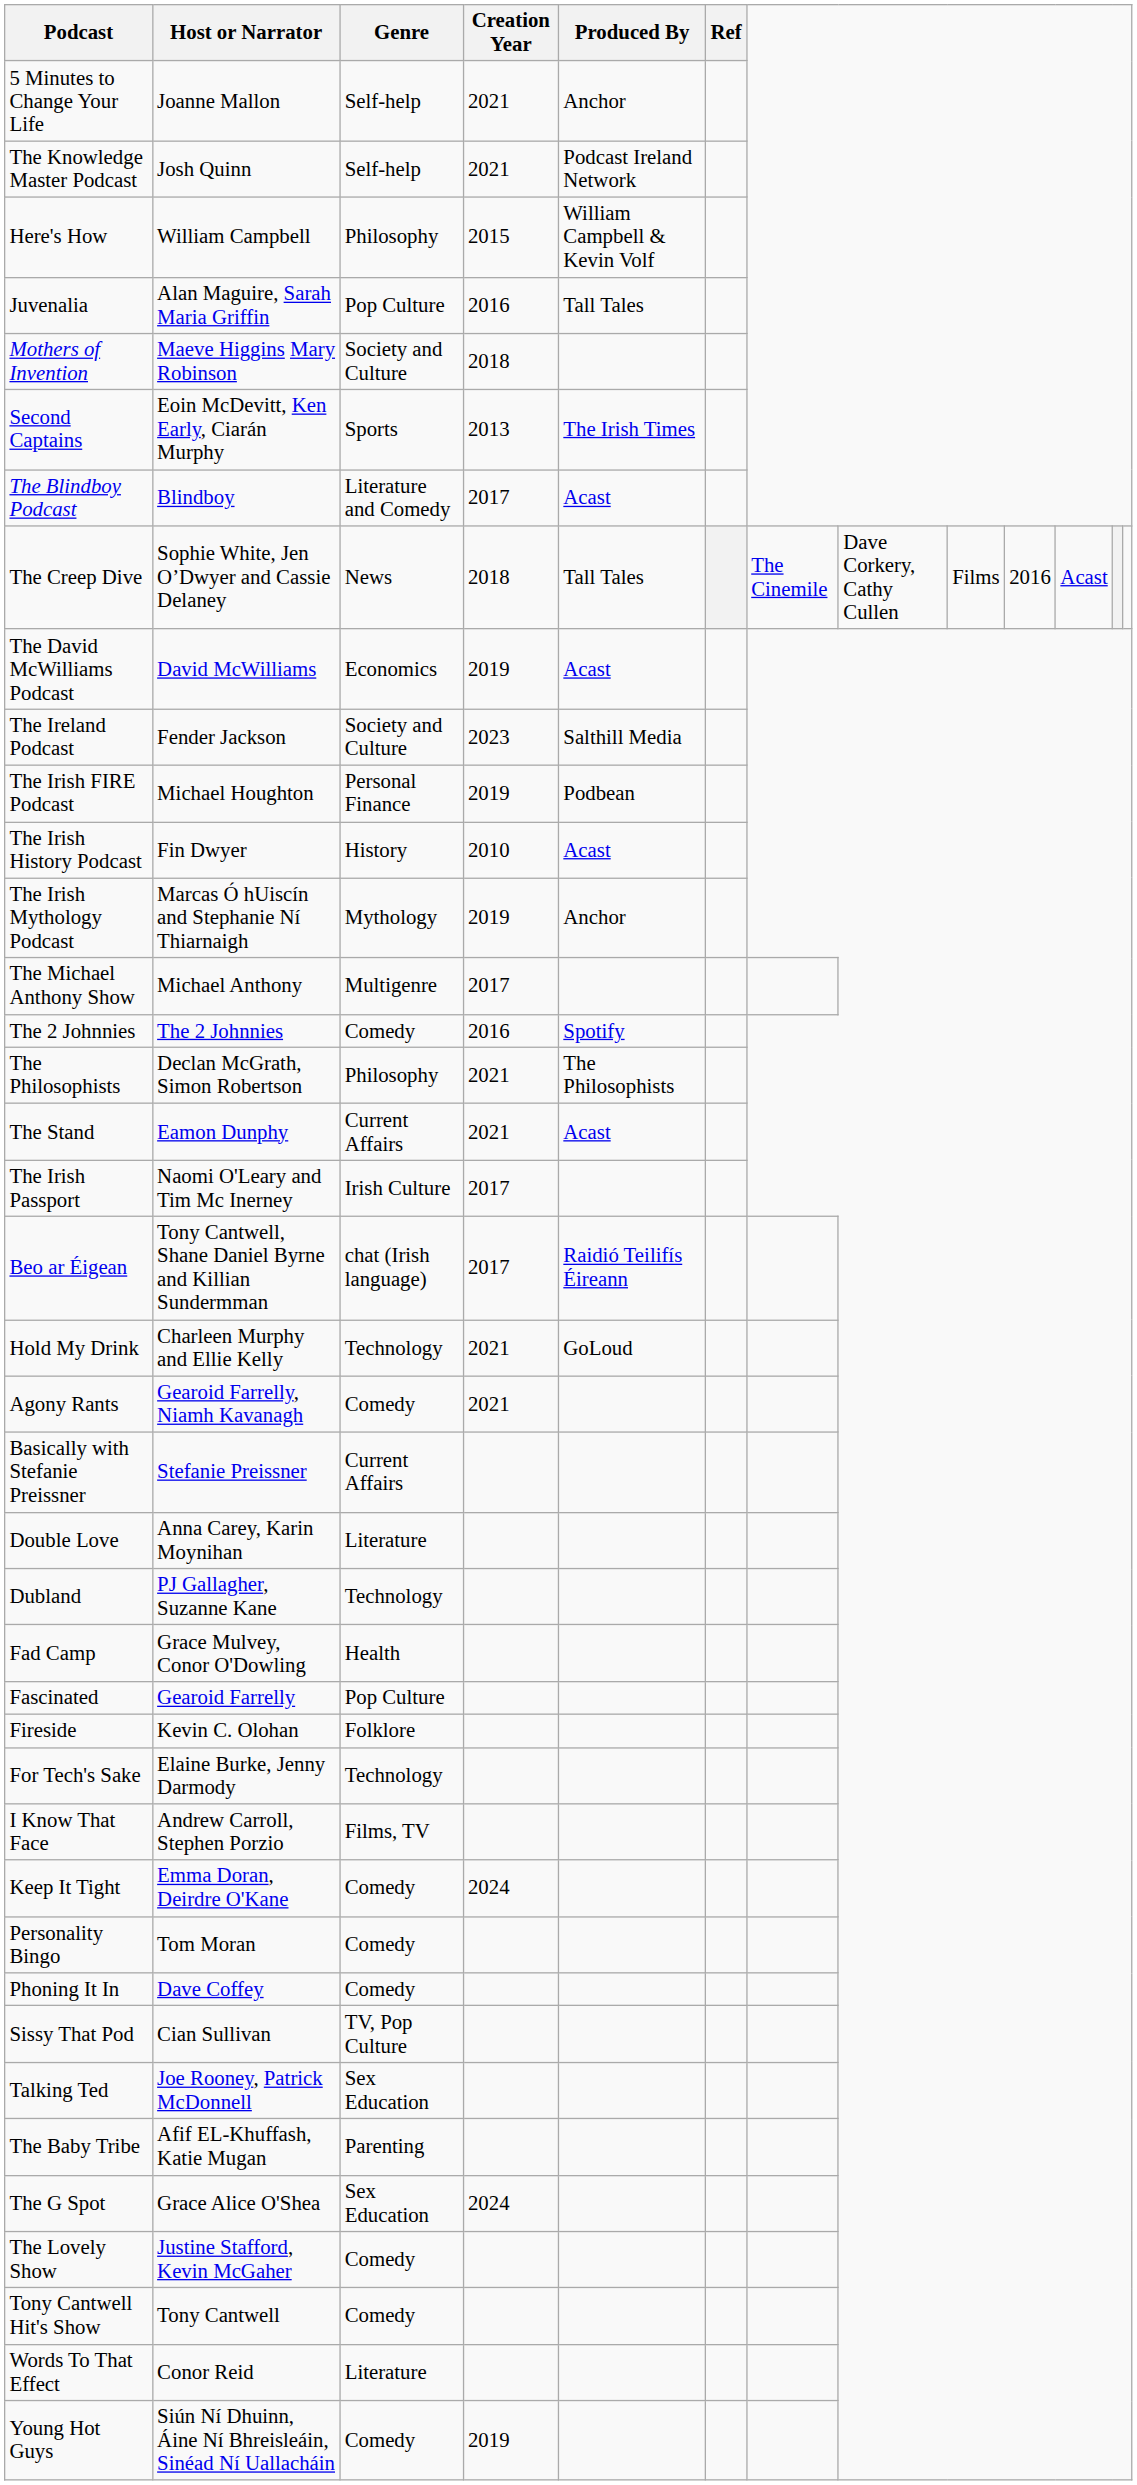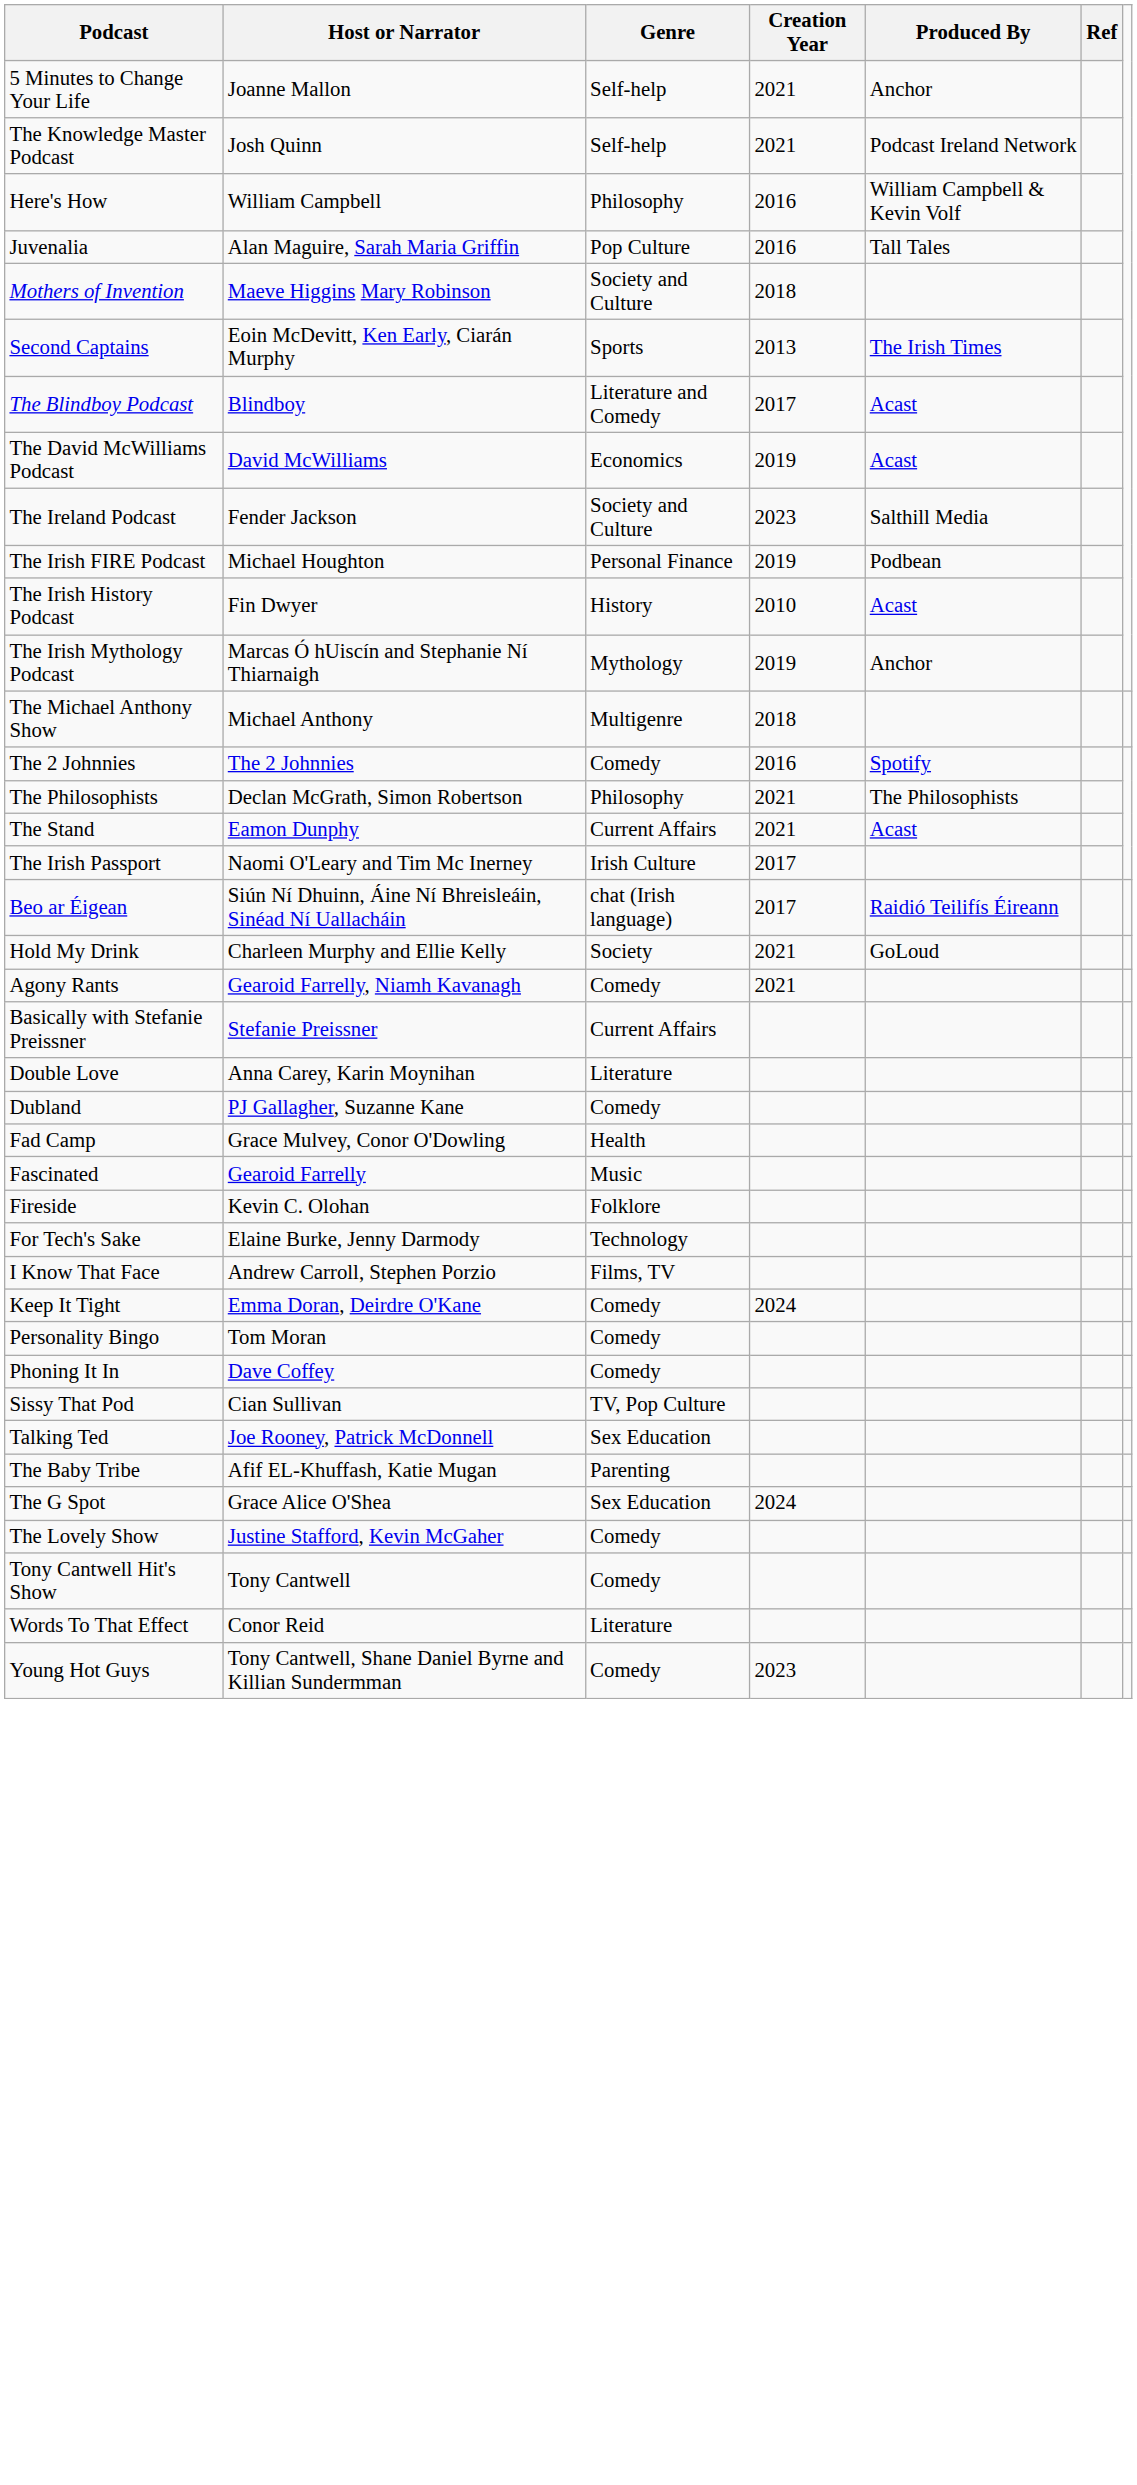(489, 236) 2015 -> (775, 201) 2016
- row: (76, 577)
(489, 985) 2017 -> (775, 718) 2018
(241, 1267) Tony Cantwell, Shane Daniel Byrne and Killian Sundermman -> (385, 907) Siún Ní Dhuinn, Áine Ní Bhreisleáin, Sinéad Ní Uallacháin
(394, 1347) Technology -> (621, 951) Society
(394, 1596) Technology -> (625, 1107) Comedy
(395, 1697) Pop Culture -> (616, 1173) Music
(246, 2440) Siún Ní Dhuinn, Áine Ní Bhreisleáin, Sinéad Ní Uallacháin -> (396, 1670) Tony Cantwell, Shane Daniel Byrne and Killian Sundermman
(489, 2440) 2019 -> (775, 1670) 2023
